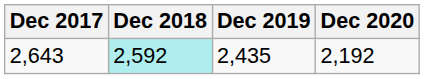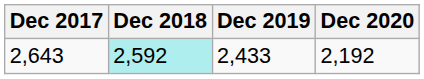(244, 55) 2,435 -> (244, 55) 2,433
